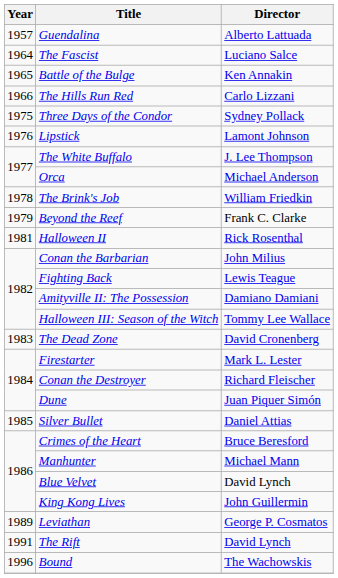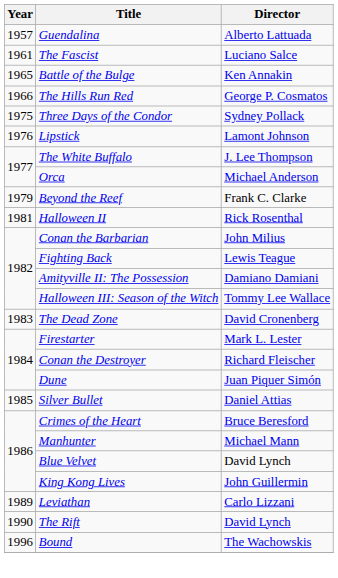(20, 55) 1964 -> (20, 55) 1961
(259, 95) Carlo Lizzani -> (276, 95) George P. Cosmatos
- row: (79, 197)
(276, 522) George P. Cosmatos -> (259, 501) Carlo Lizzani
(20, 542) 1991 -> (20, 522) 1990
